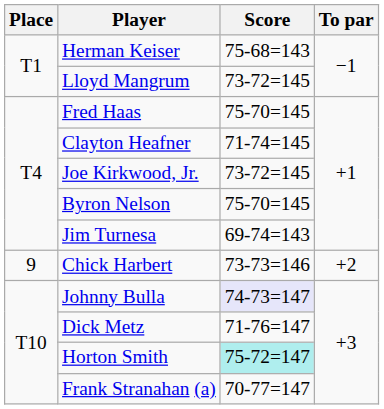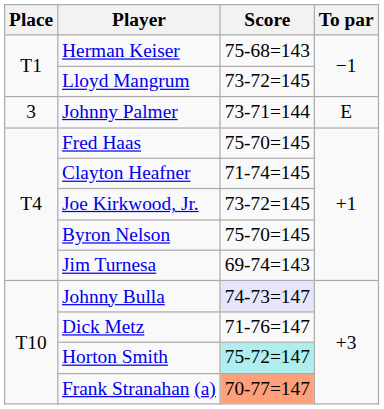+ row: (120, 111)
- row: (117, 265)
(267, 388) no background -> (267, 388) lightsalmon background
